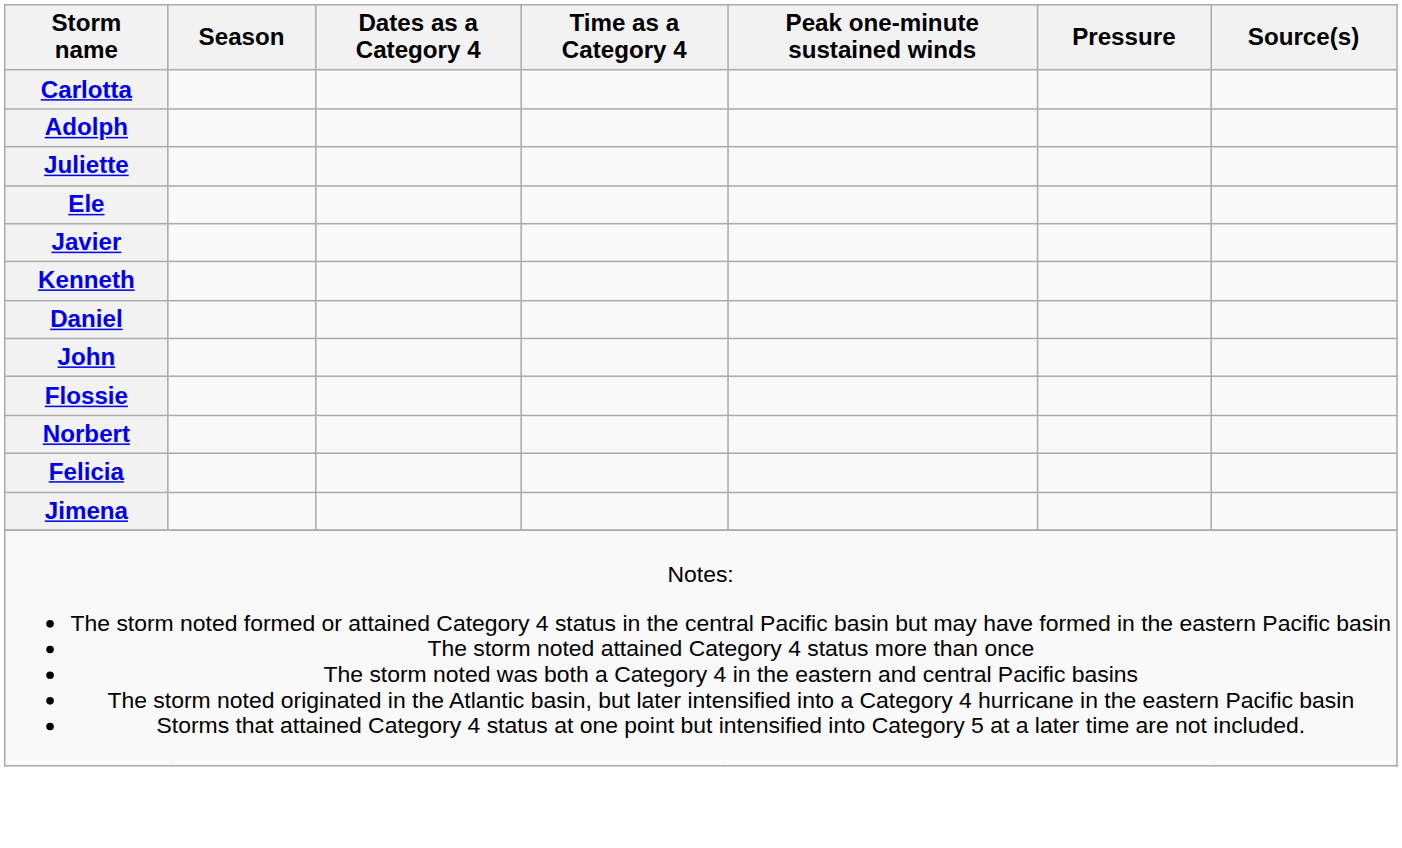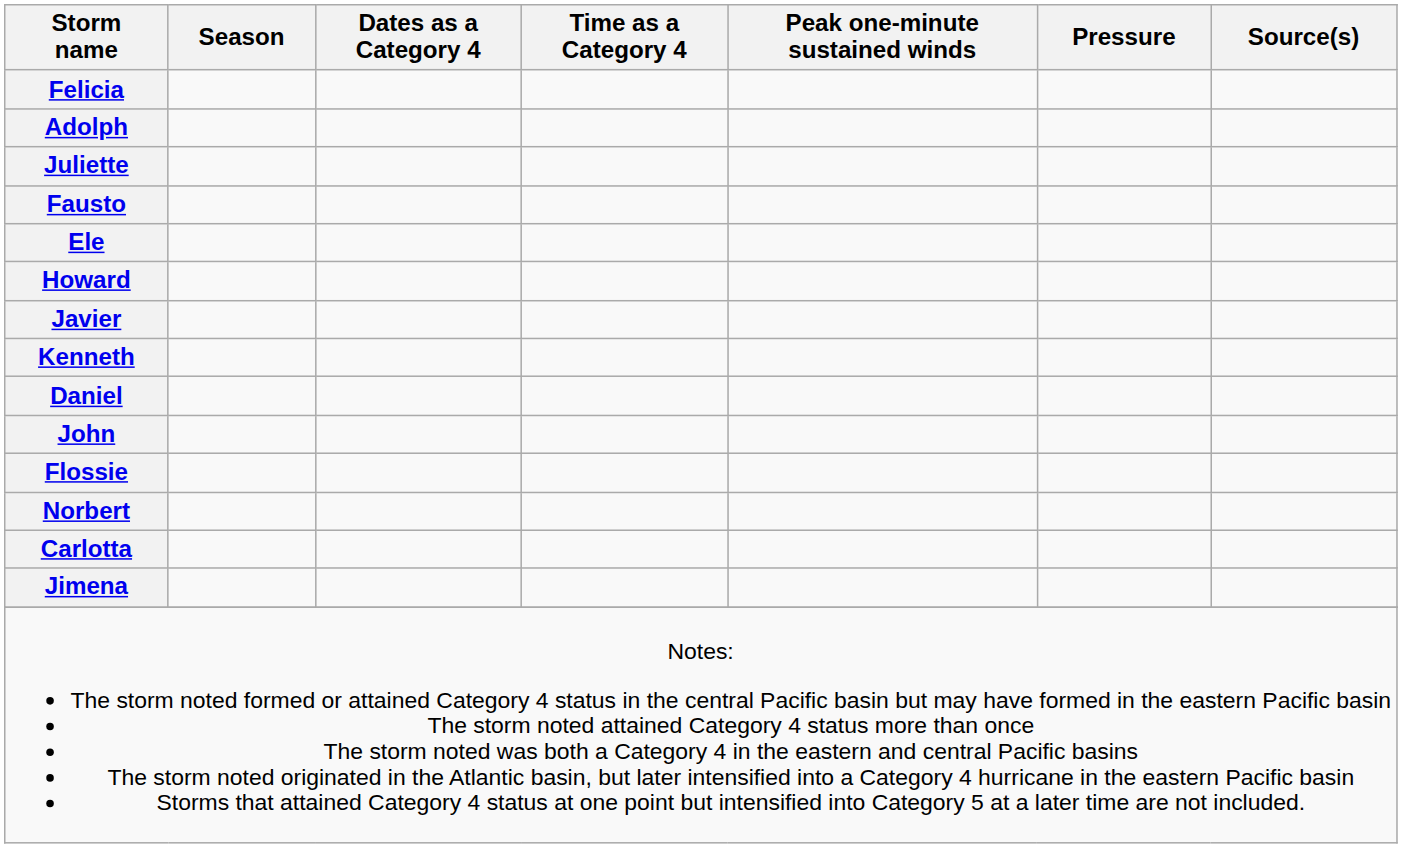rows swapped: (86, 89) <-> (86, 472)
+ row: (86, 204)
+ row: (86, 280)
